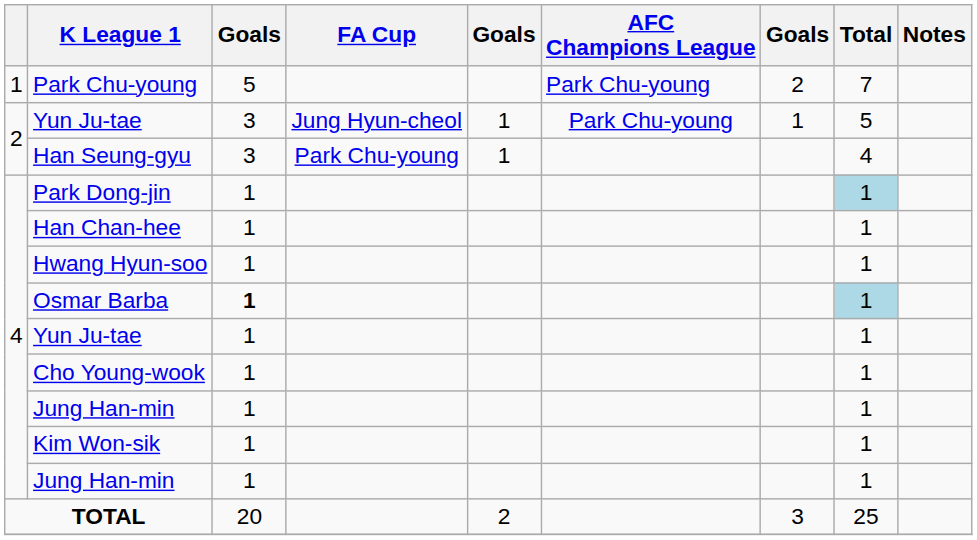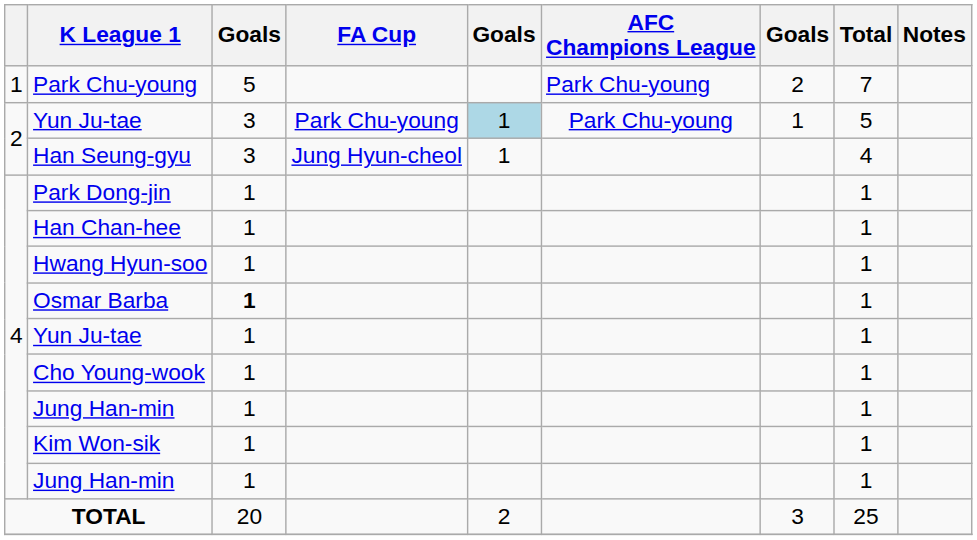(377, 120) Jung Hyun-cheol -> (377, 120) Park Chu-young
(504, 120) no background -> (504, 120) lightblue background
(377, 156) Park Chu-young -> (377, 156) Jung Hyun-cheol
(866, 192) lightblue background -> (866, 192) no background
(866, 300) lightblue background -> (866, 300) no background
